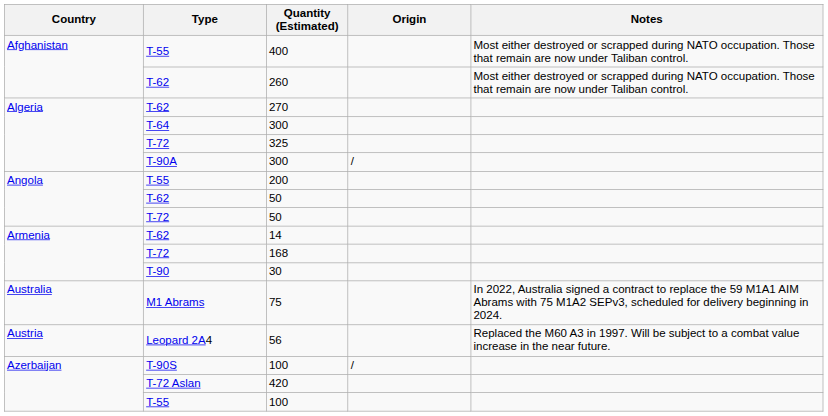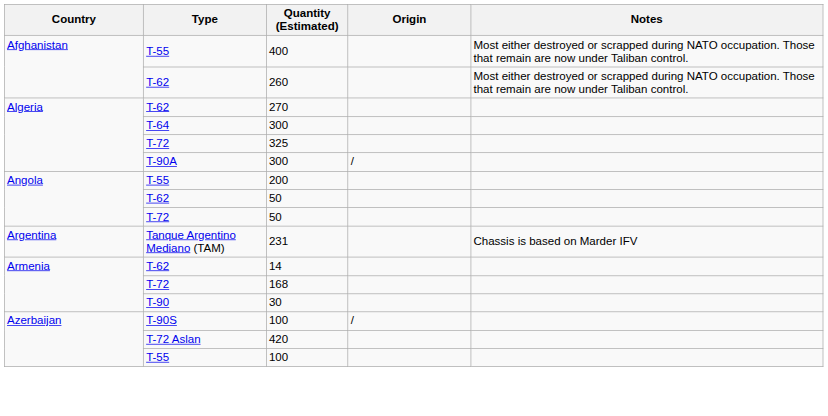+ row: (191, 241)
- row: (175, 302)
- row: (179, 340)
